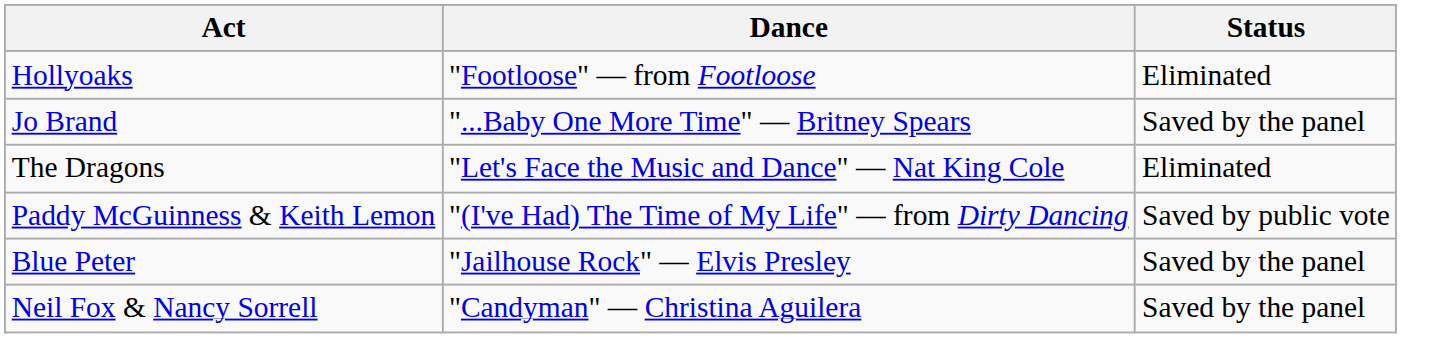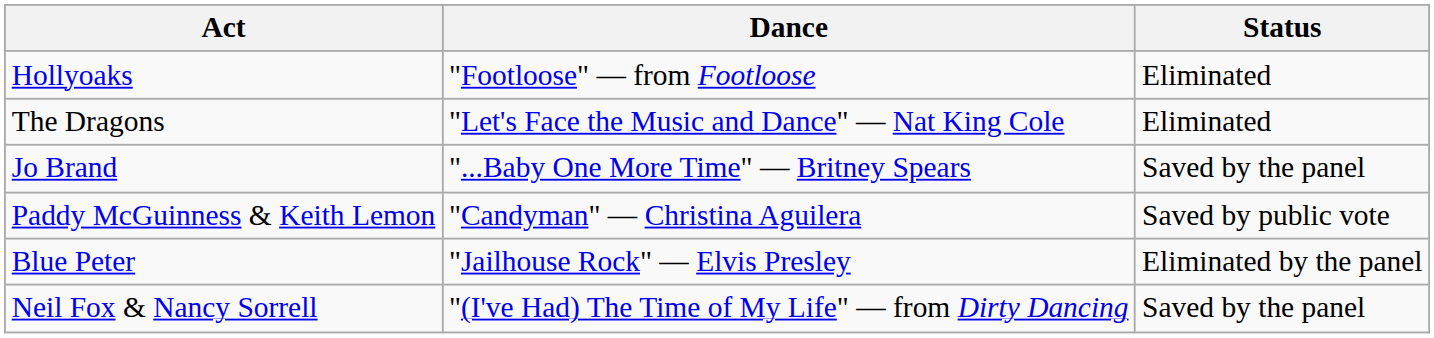rows swapped: (64, 121) <-> (88, 167)
(789, 214) "(I've Had) The Time of My Life" — from Dirty Dancing -> (655, 214) "Candyman" — Christina Aguilera
(1254, 261) Saved by the panel -> (1282, 261) Eliminated by the panel
(655, 307) "Candyman" — Christina Aguilera -> (789, 307) "(I've Had) The Time of My Life" — from Dirty Dancing
